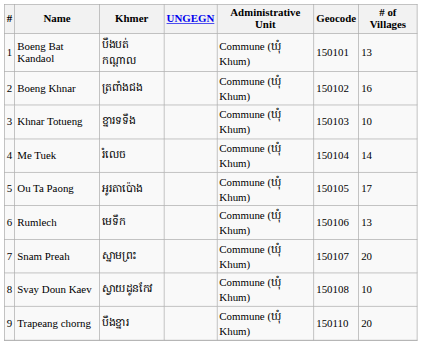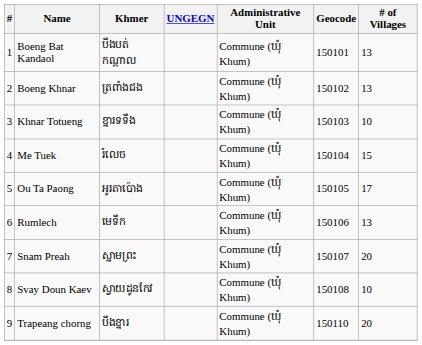(367, 88) 16 -> (367, 88) 13
(367, 155) 14 -> (367, 155) 15
